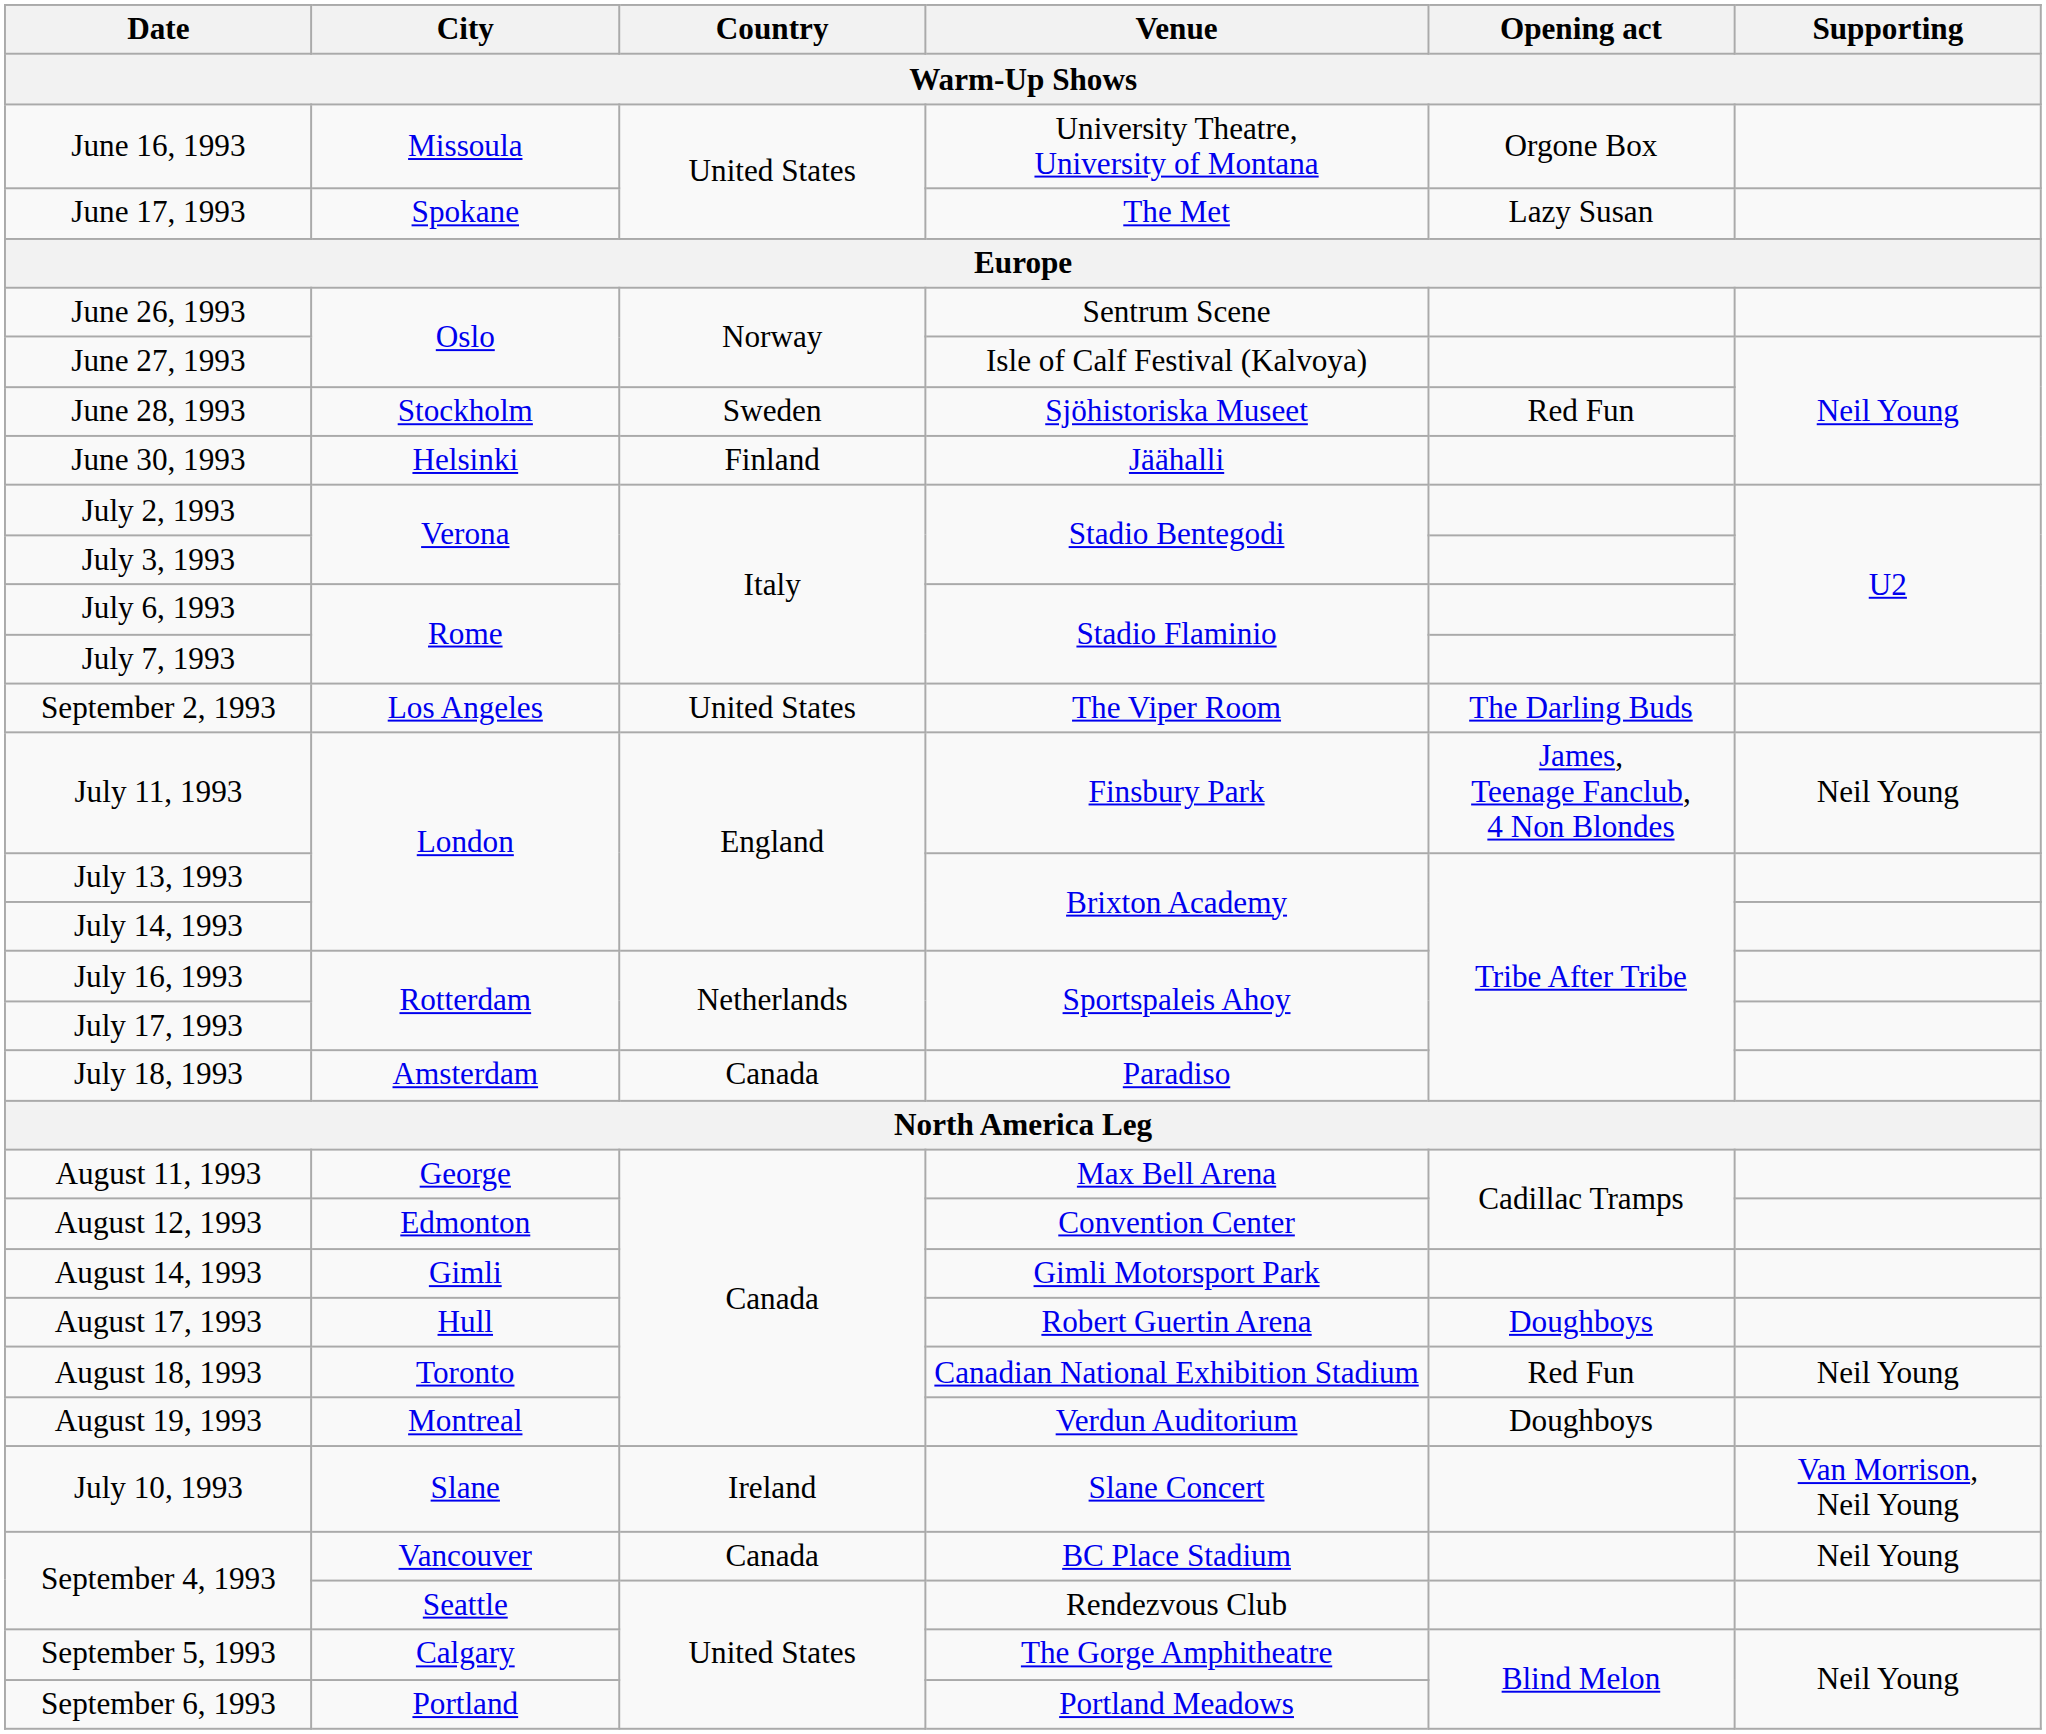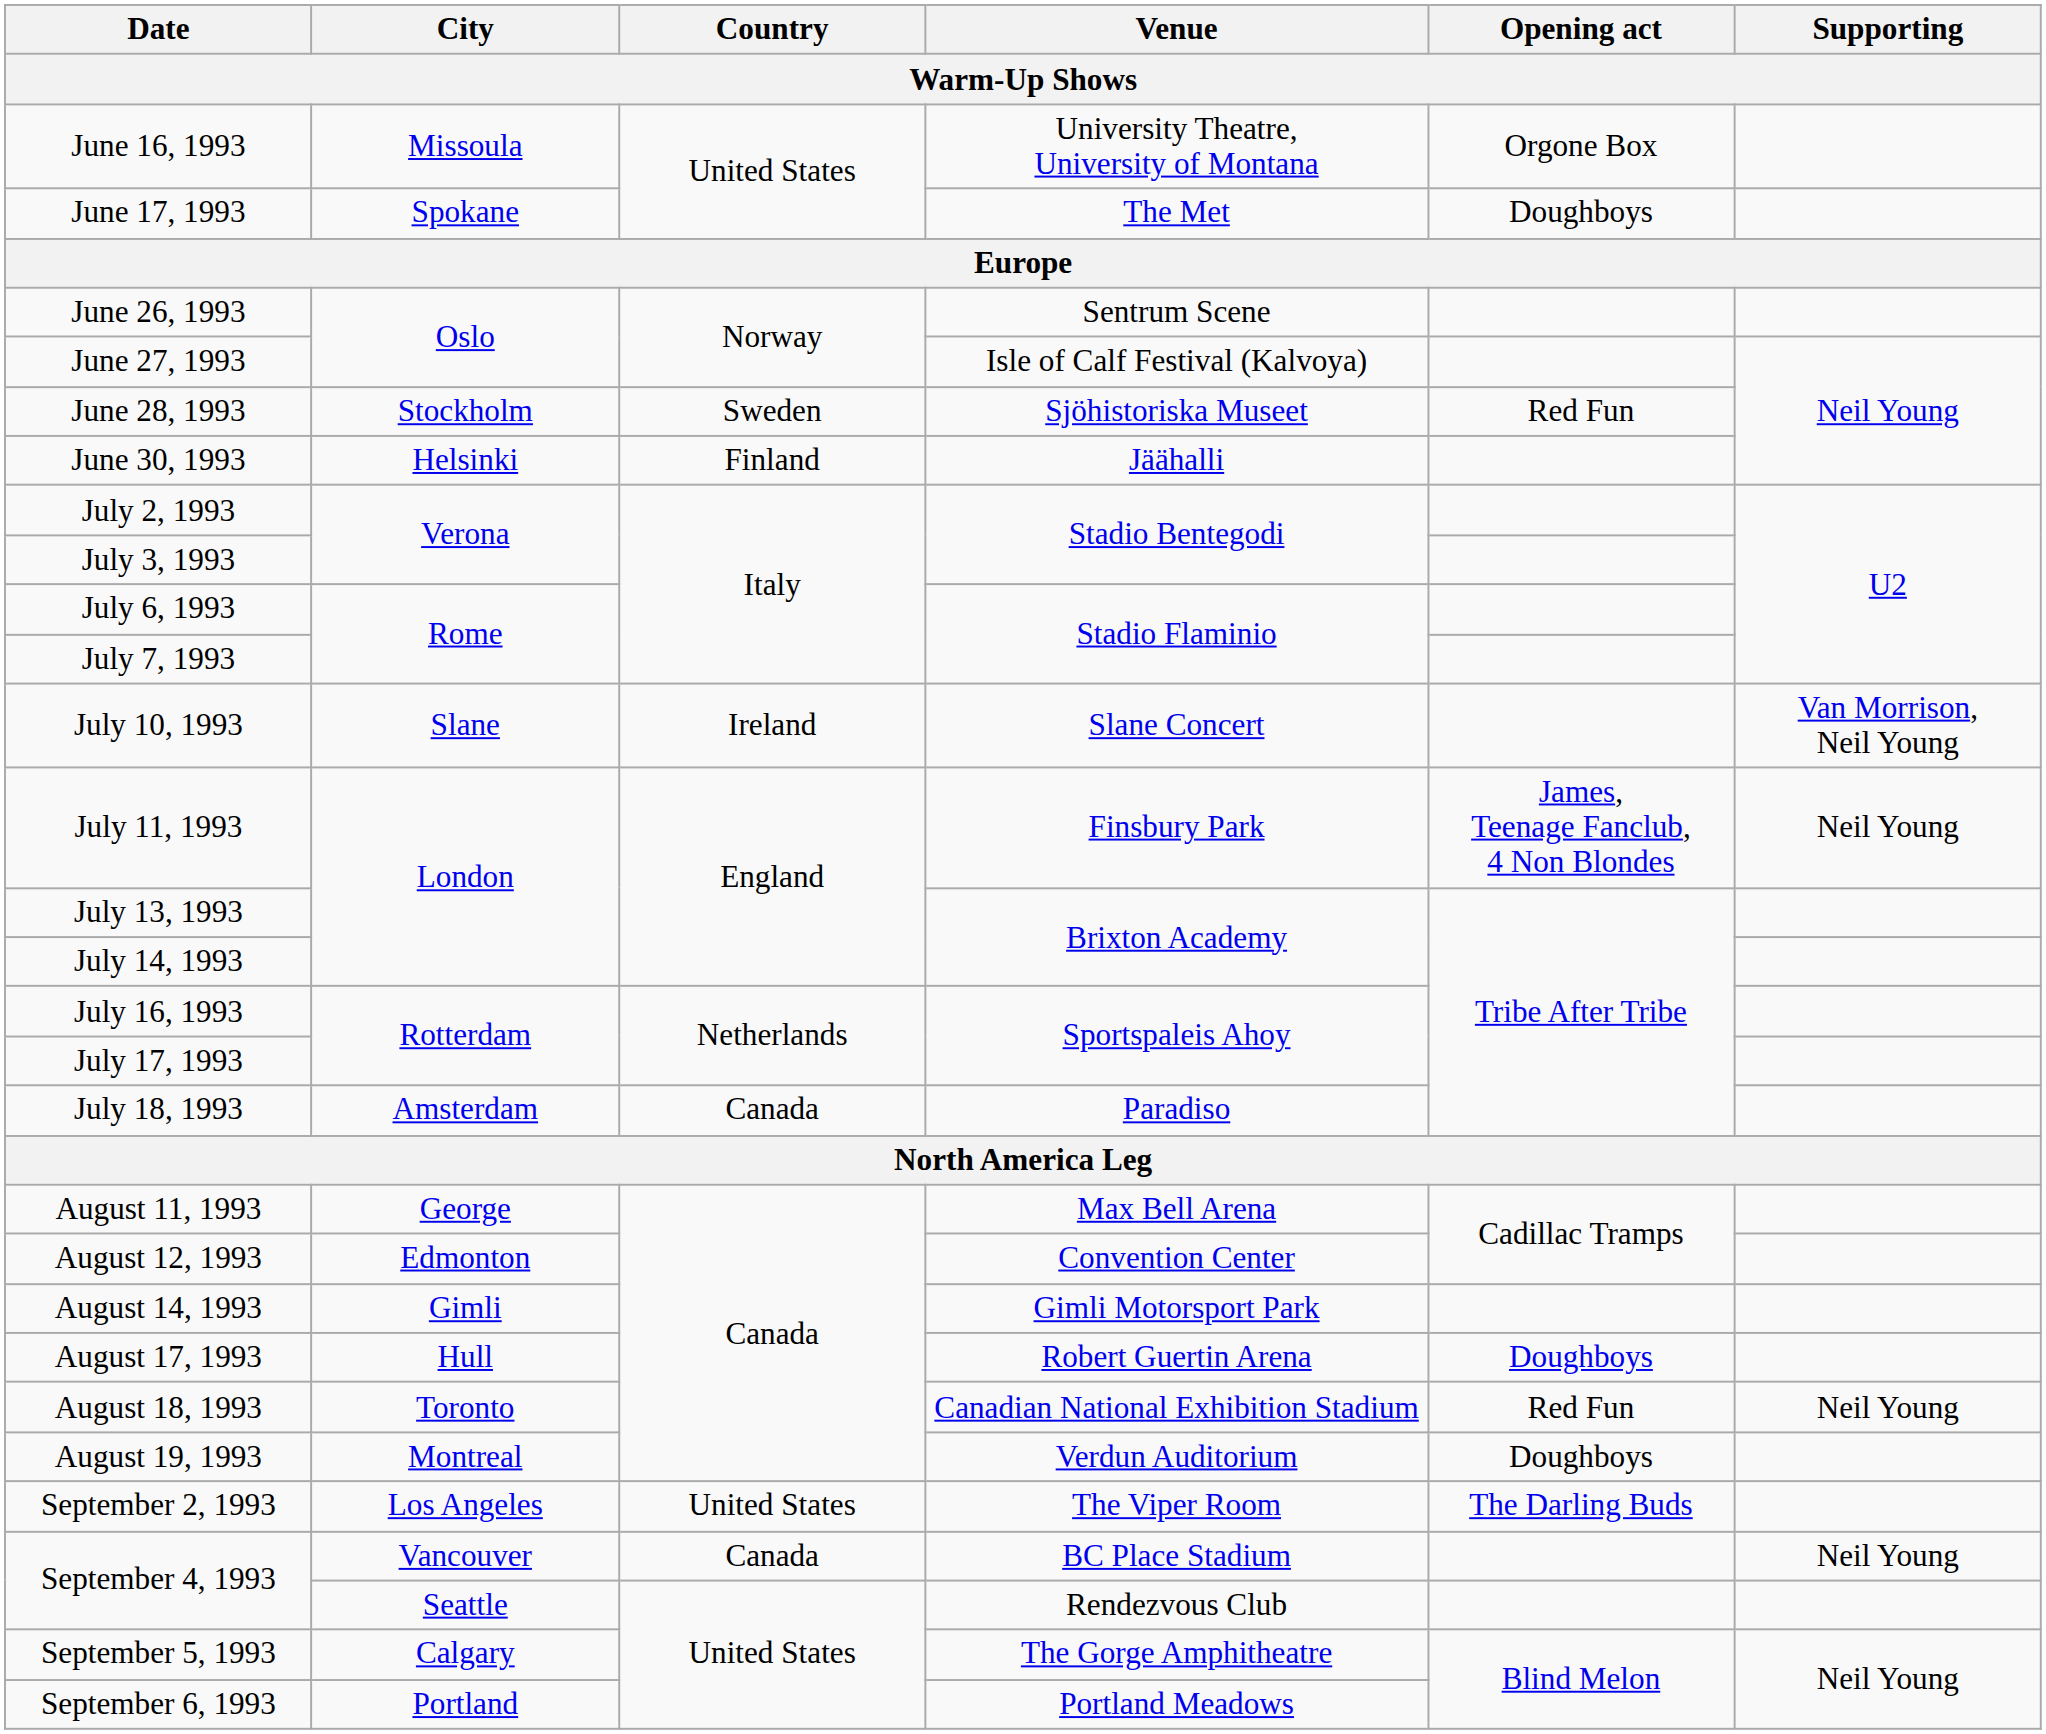(1581, 212) Lazy Susan -> (1581, 212) Doughboys
rows swapped: (158, 1488) <-> (158, 707)
